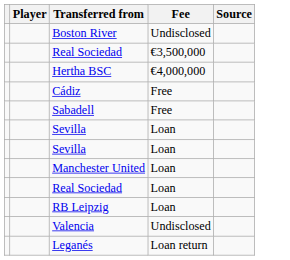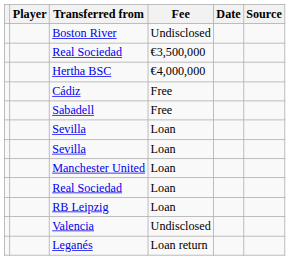+ column: (229, 14)
